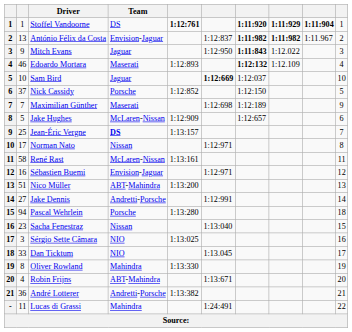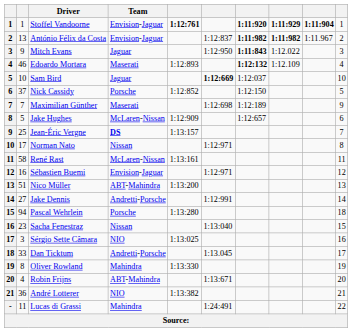(115, 24) DS -> (137, 24) Envision-Jaguar
(117, 253) NIO -> (138, 253) Andretti-Porsche
(138, 293) Andretti-Porsche -> (117, 293) NIO
